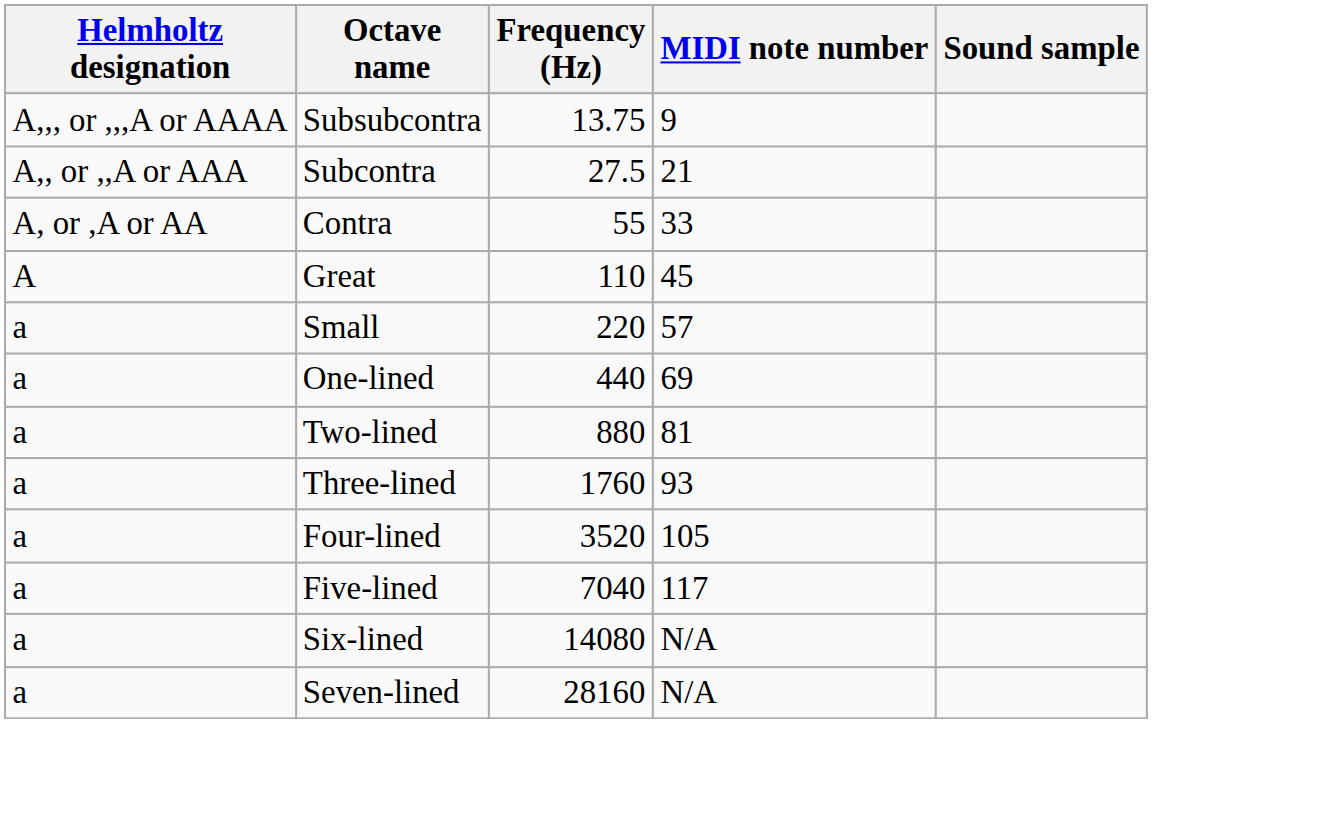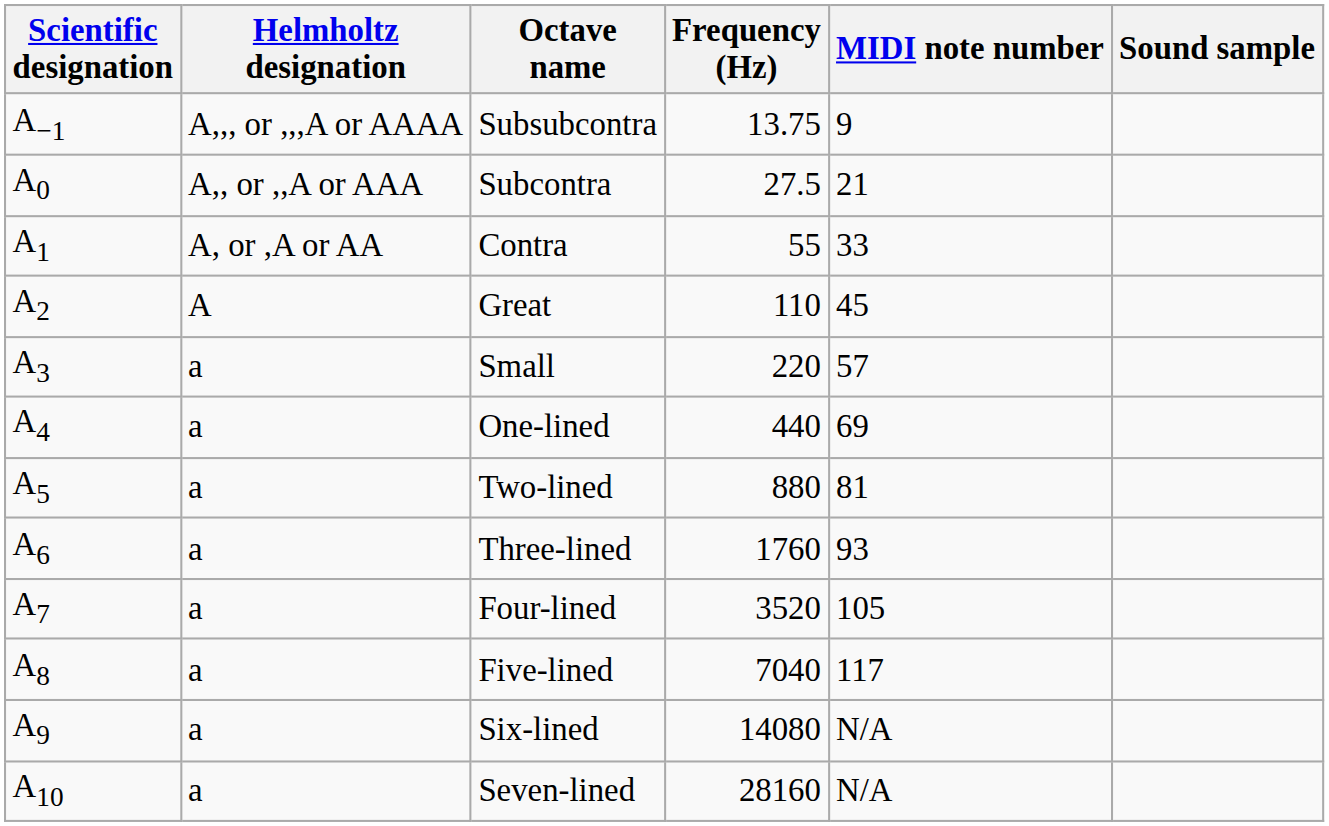+ column: (93, 48)
